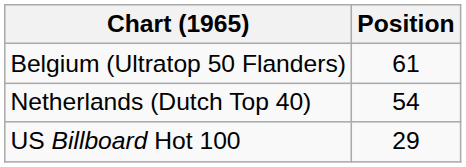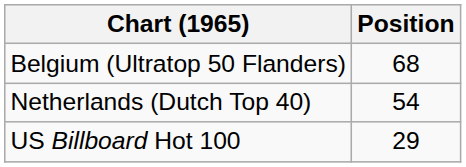(406, 63) 61 -> (406, 63) 68
